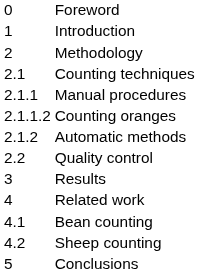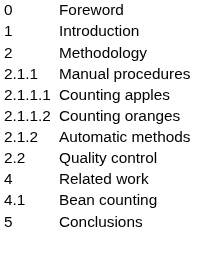- row: (125, 73)
+ row: (114, 95)
- row: (80, 179)
- row: (108, 242)
